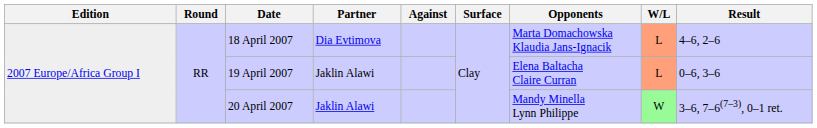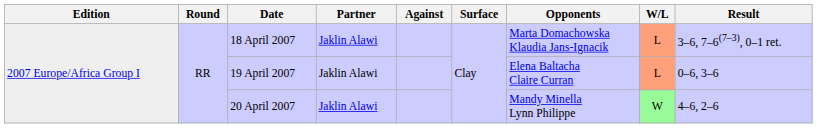(348, 40) Dia Evtimova -> (348, 40) Jaklin Alawi
(700, 40) 4–6, 2–6 -> (730, 40) 3–6, 7–6(7–3), 0–1 ret.
(731, 106) 3–6, 7–6(7–3), 0–1 ret. -> (698, 106) 4–6, 2–6
